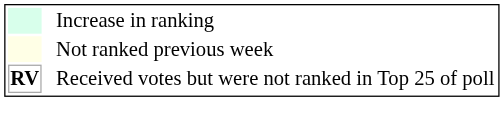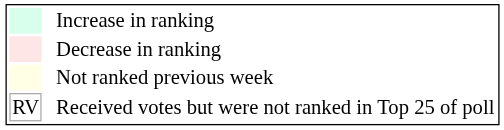+ row: (139, 49)
(25, 78) bold -> (26, 107) normal
